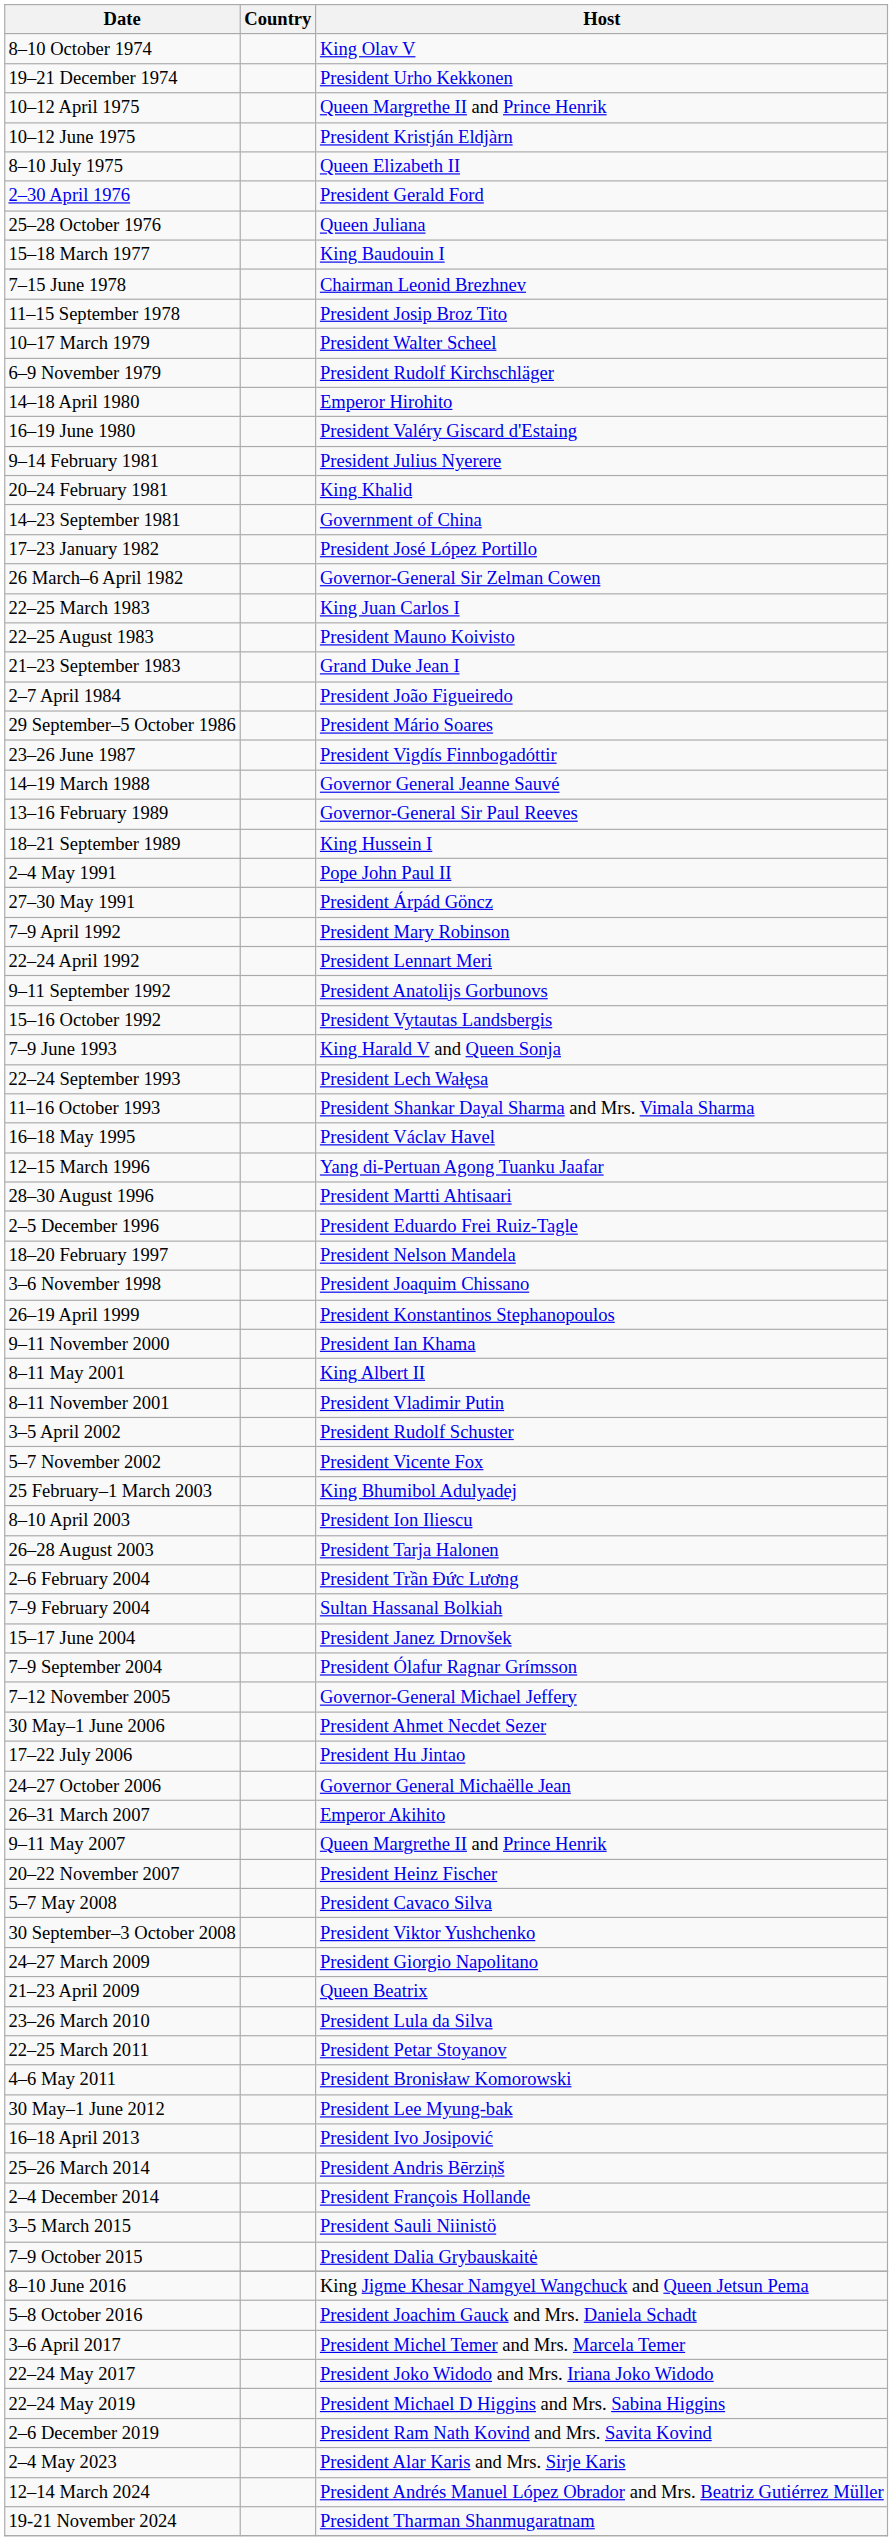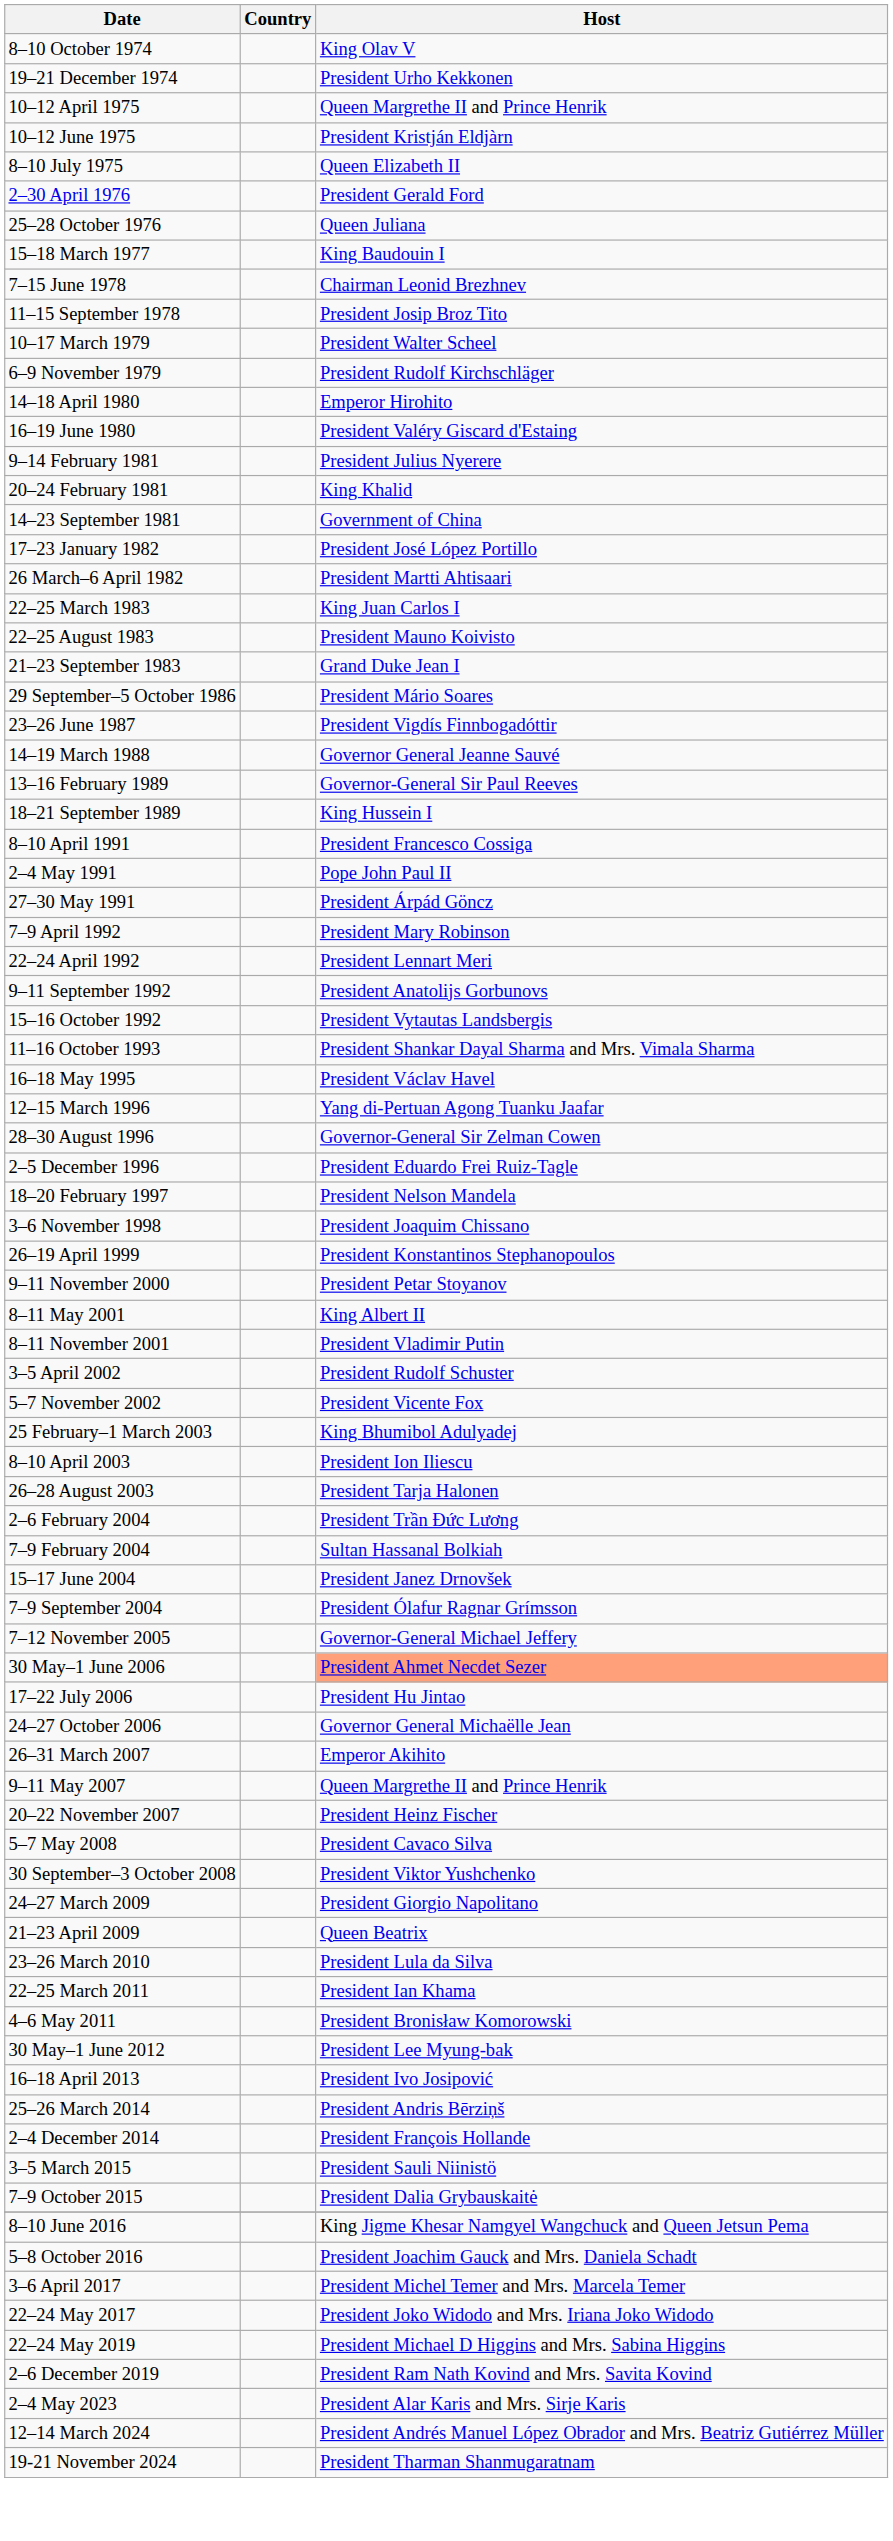(460, 578) Governor-General Sir Zelman Cowen -> (416, 578) President Martti Ahtisaari
- row: (65, 696)
+ row: (69, 843)
- row: (63, 1049)
- row: (95, 1078)
(416, 1196) President Martti Ahtisaari -> (460, 1137) Governor-General Sir Zelman Cowen
(398, 1343) President Ian Khama -> (413, 1284) President Petar Stoyanov
(433, 1726) no background -> (433, 1667) lightsalmon background
(413, 2050) President Petar Stoyanov -> (398, 1991) President Ian Khama
